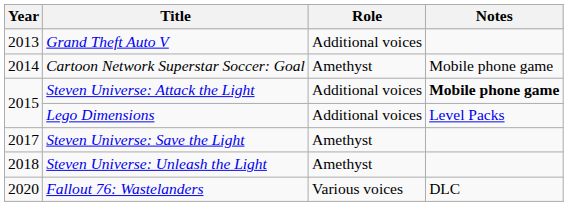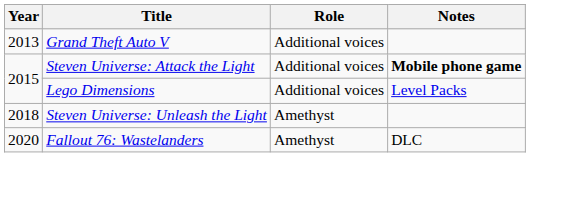- row: (176, 66)
- row: (145, 139)
(358, 189) Various voices -> (304, 139) Amethyst
